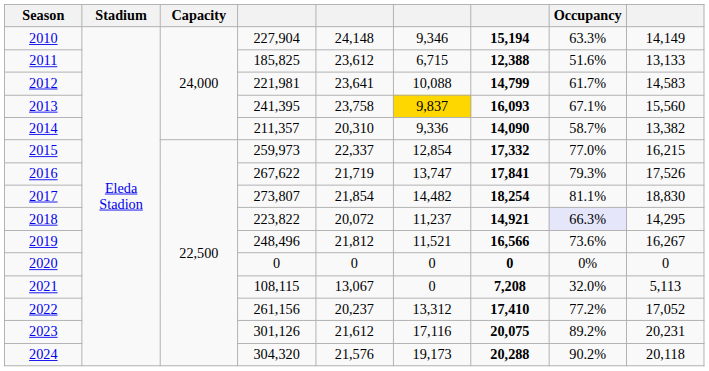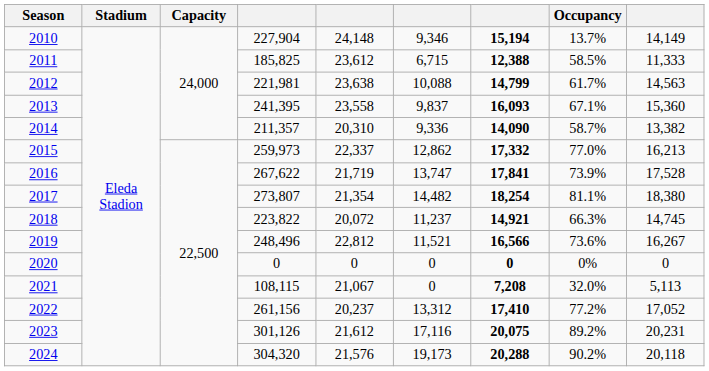(588, 38) 63.3% -> (588, 38) 13.7%
(588, 60) 51.6% -> (588, 60) 58.5%
(665, 60) 13,133 -> (665, 60) 11,333
(354, 83) 23,641 -> (354, 83) 23,638
(665, 83) 14,583 -> (665, 83) 14,563
(354, 106) 23,758 -> (354, 106) 23,558
(432, 106) gold background -> (432, 106) no background
(665, 106) 15,560 -> (665, 106) 15,360
(432, 151) 12,854 -> (432, 151) 12,862
(665, 151) 16,215 -> (665, 151) 16,213
(588, 173) 79.3% -> (588, 173) 73.9%
(665, 173) 17,526 -> (665, 173) 17,528
(354, 196) 21,854 -> (354, 196) 21,354
(665, 196) 18,830 -> (665, 196) 18,380
(588, 219) lavender background -> (588, 219) no background
(665, 219) 14,295 -> (665, 219) 14,745
(354, 241) 21,812 -> (354, 241) 22,812
(354, 286) 13,067 -> (354, 286) 21,067
